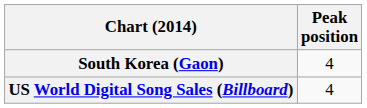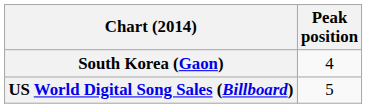(329, 90) 4 -> (329, 90) 5
